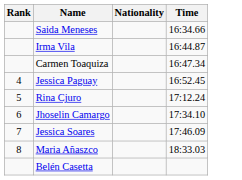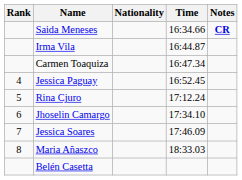+ column: (222, 13)
